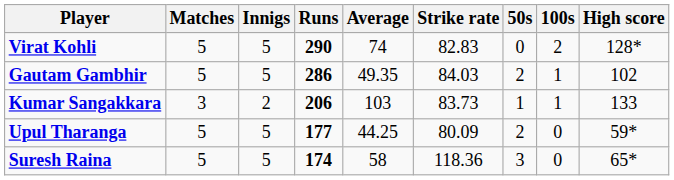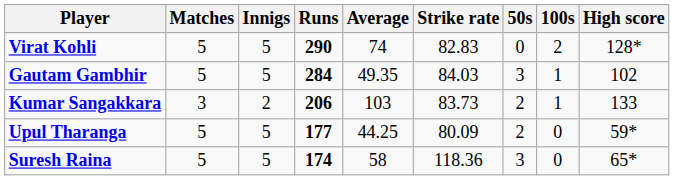(318, 75) 286 -> (318, 75) 284
(520, 75) 2 -> (520, 75) 3
(520, 103) 1 -> (520, 103) 2
